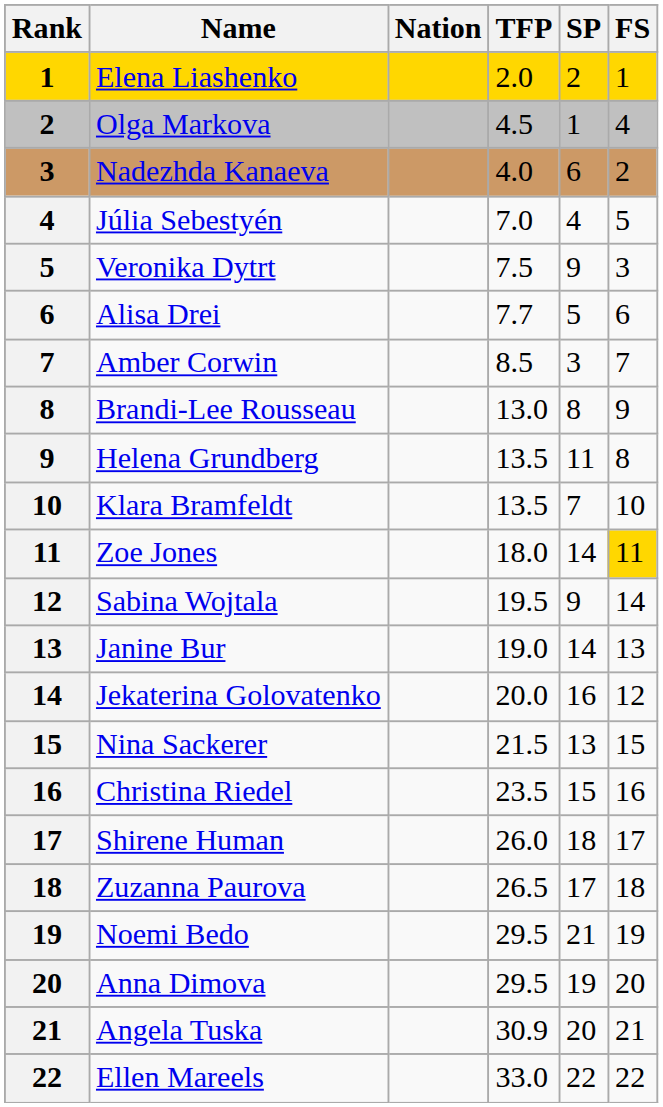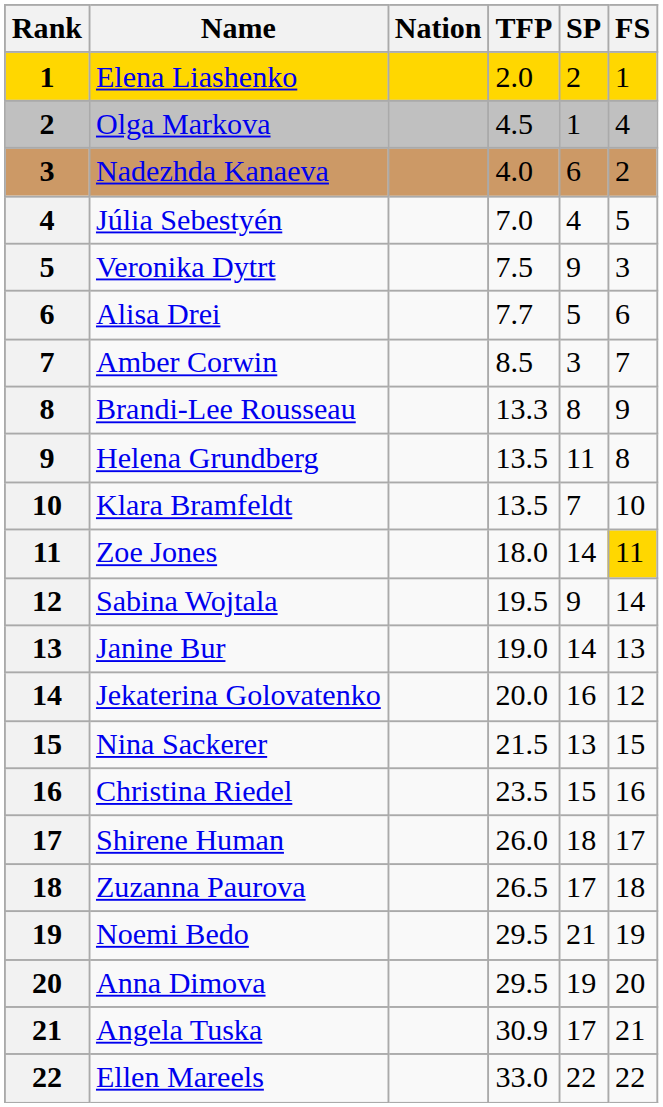(522, 409) 13.0 -> (522, 409) 13.3
(581, 1030) 20 -> (581, 1030) 17
